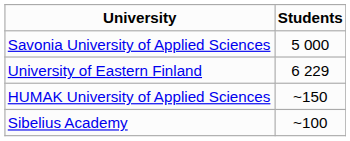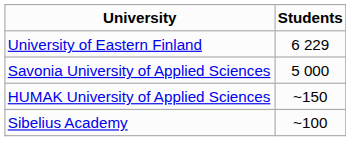rows swapped: (105, 71) <-> (139, 44)
